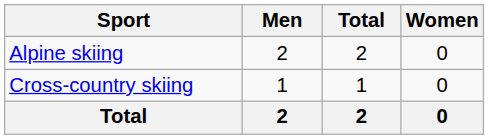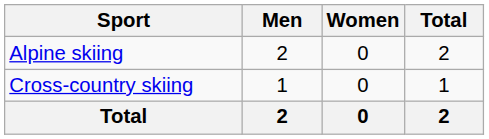columns swapped: (442, 20) <-> (361, 20)
